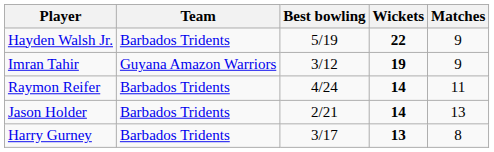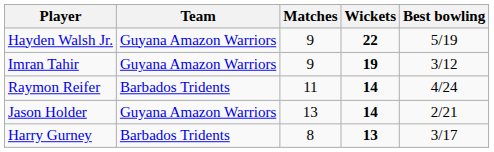columns swapped: (458, 16) <-> (324, 16)
(175, 40) Barbados Tridents -> (198, 40) Guyana Amazon Warriors
(175, 111) Barbados Tridents -> (198, 111) Guyana Amazon Warriors
